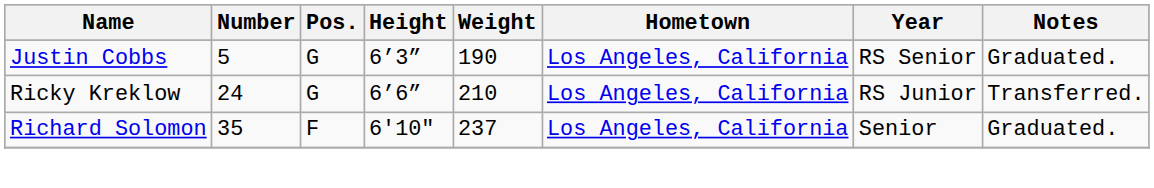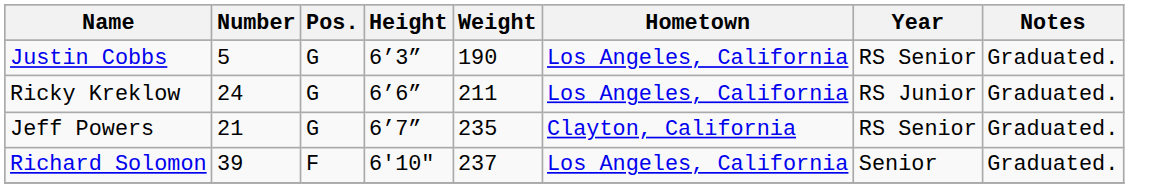(478, 94) 210 -> (478, 94) 211
(1066, 94) Transferred. -> (1053, 94) Graduated.
+ row: (82, 129)
(230, 129) 35 -> (230, 165) 39
